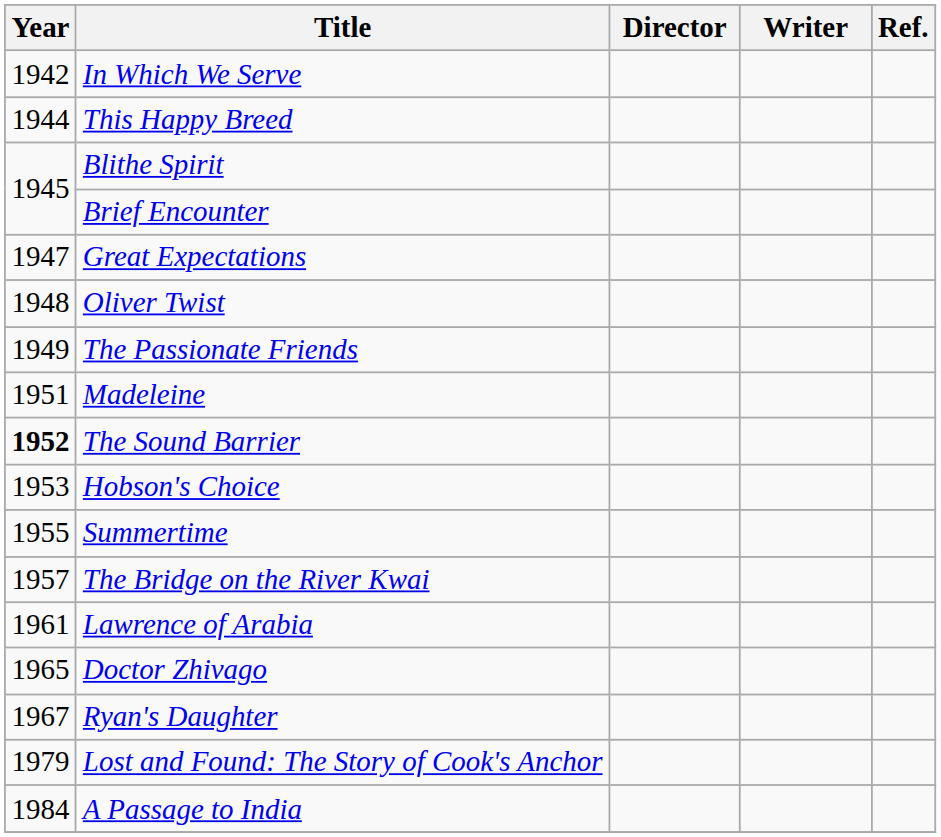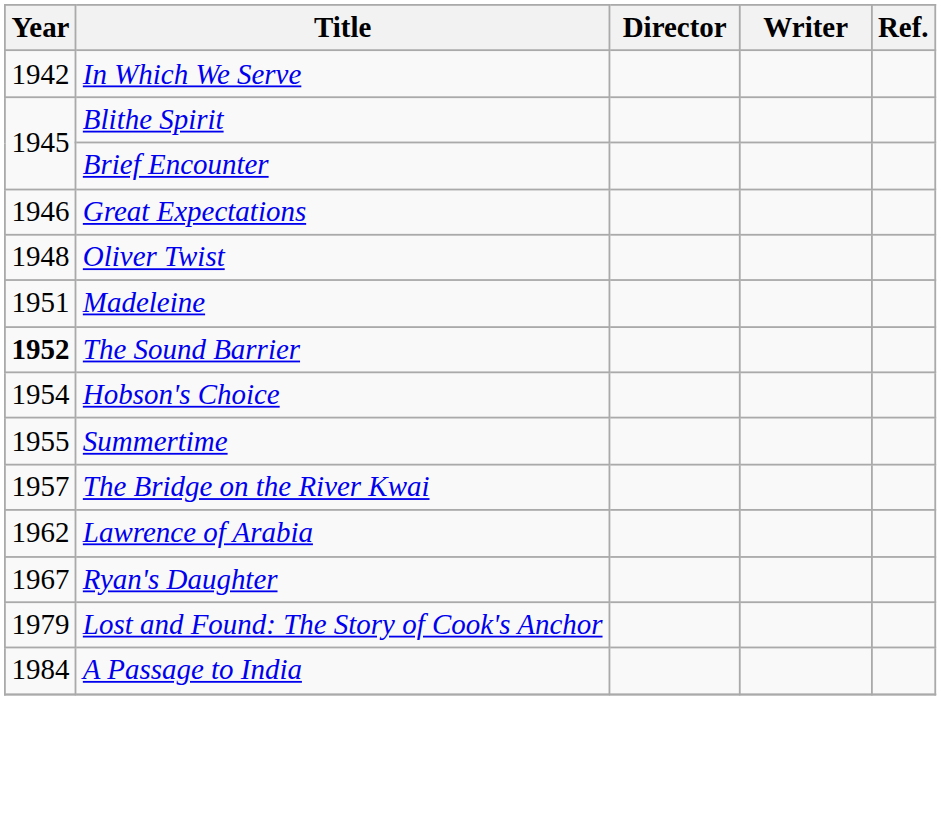- row: (188, 119)
(41, 257) 1947 -> (41, 211) 1946
- row: (220, 348)
(41, 486) 1953 -> (41, 394) 1954
(41, 624) 1961 -> (41, 532) 1962
- row: (175, 670)
